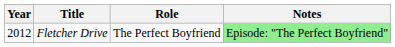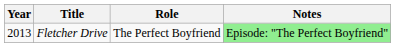(19, 33) 2012 -> (19, 33) 2013
